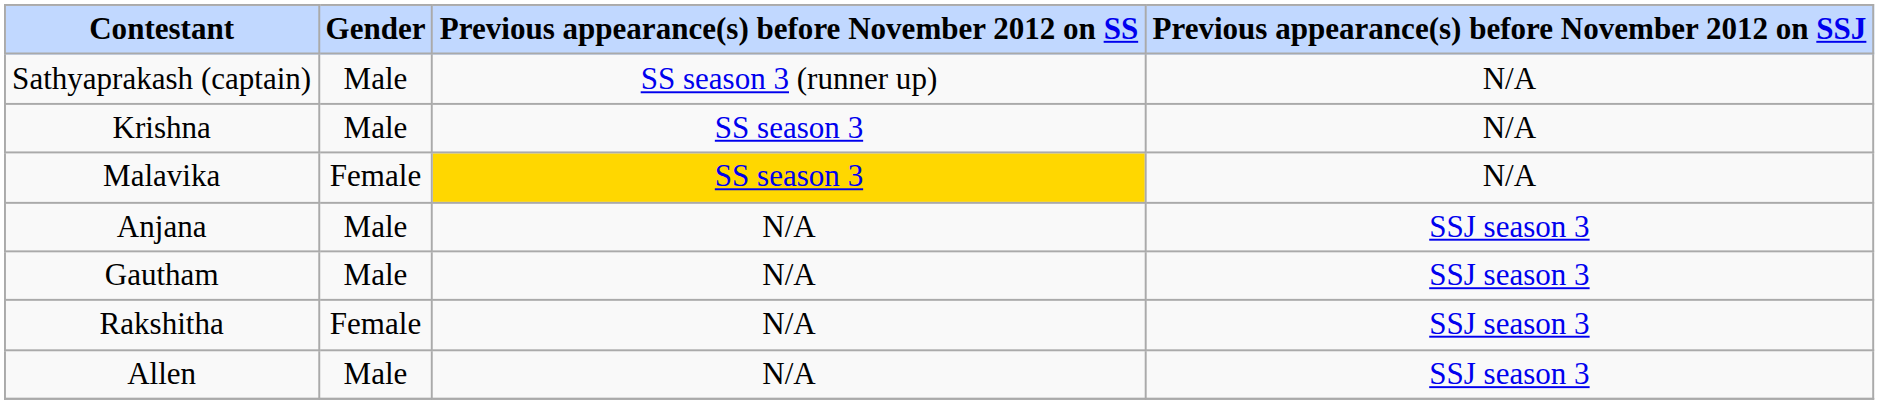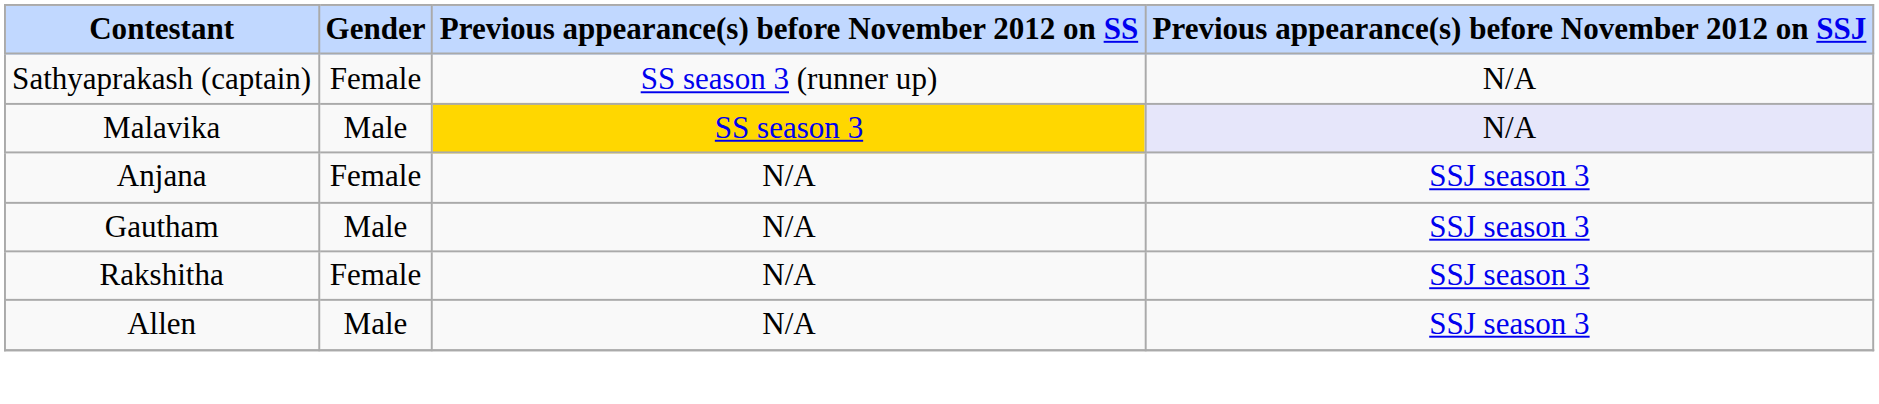(375, 78) Male -> (375, 78) Female
- row: (162, 127)
(375, 176) Female -> (375, 127) Male
(1509, 176) no background -> (1509, 127) lavender background
(375, 226) Male -> (375, 176) Female
